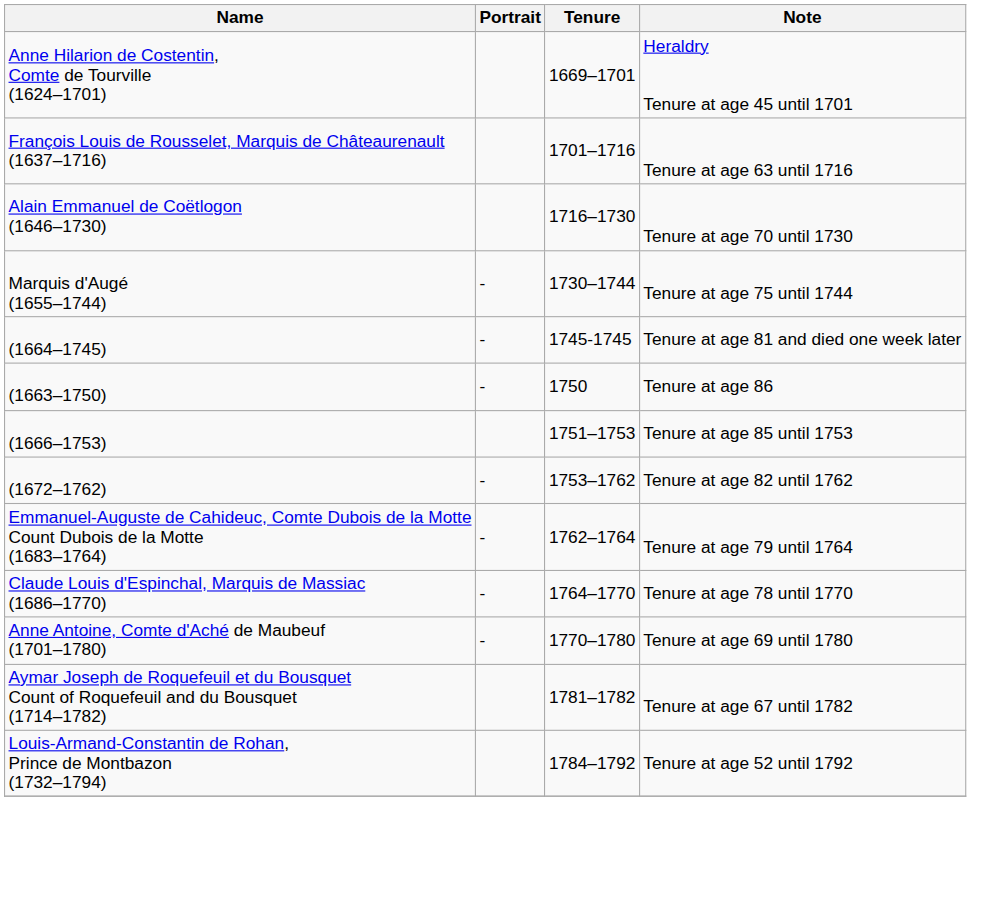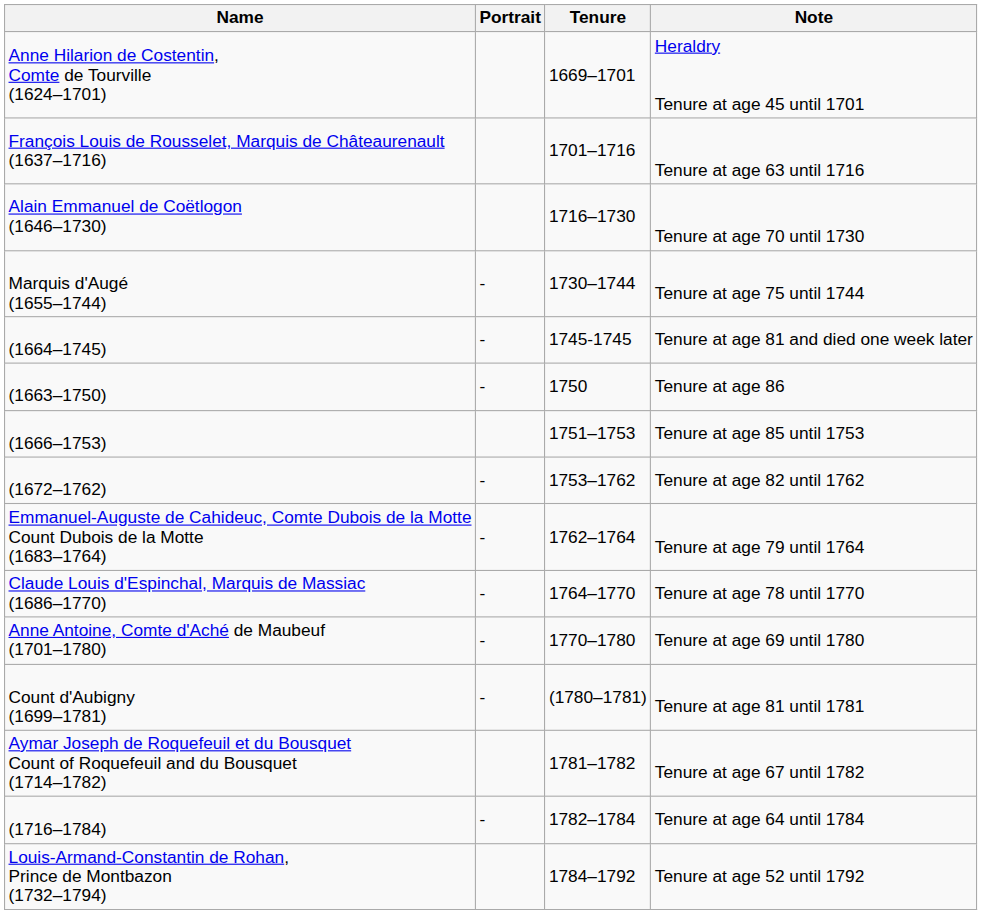+ row: (72, 706)
+ row: (58, 829)
